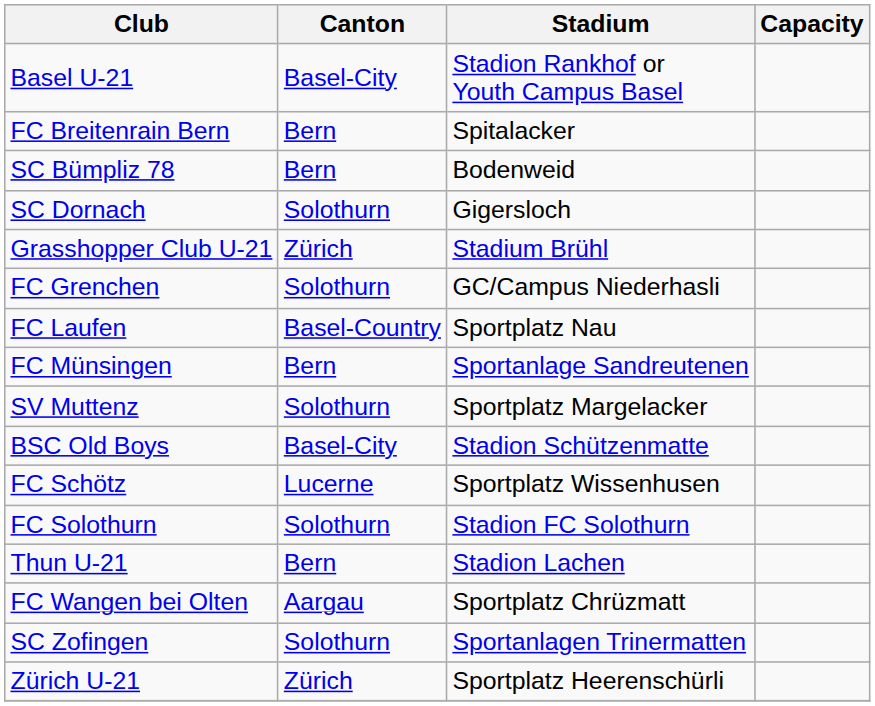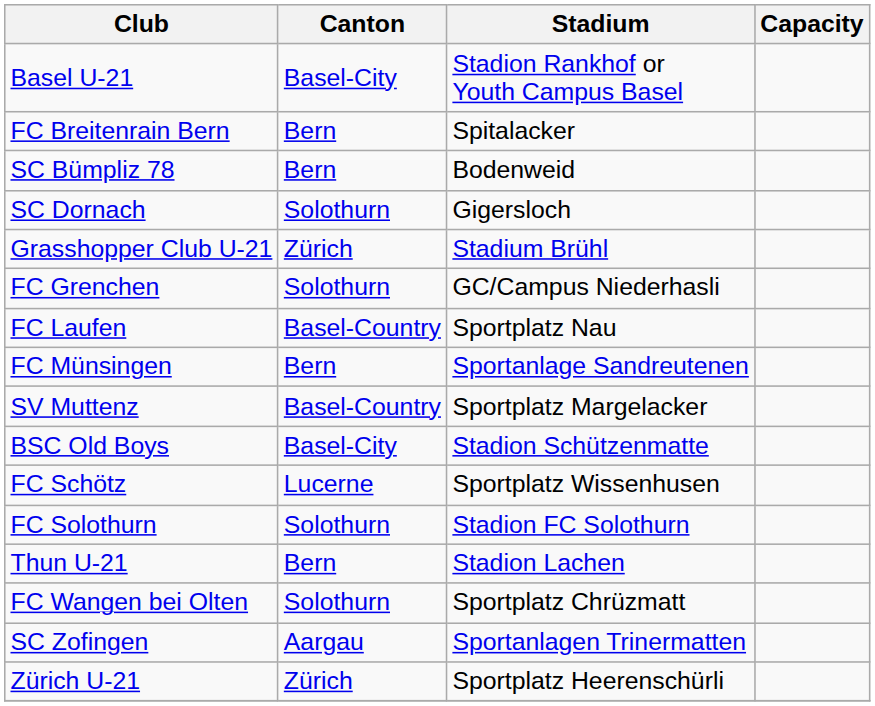(337, 406) Solothurn -> (362, 406) Basel-Country
(324, 602) Aargau -> (337, 602) Solothurn
(337, 642) Solothurn -> (324, 642) Aargau
